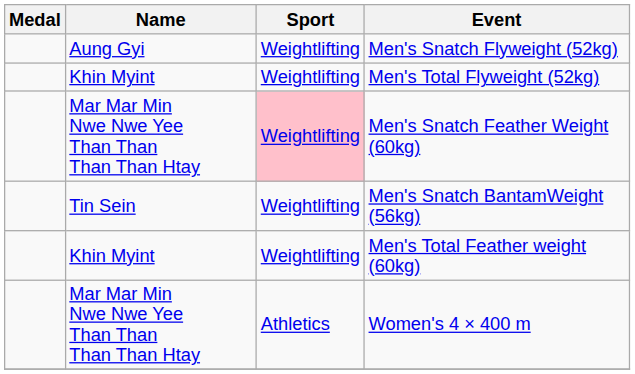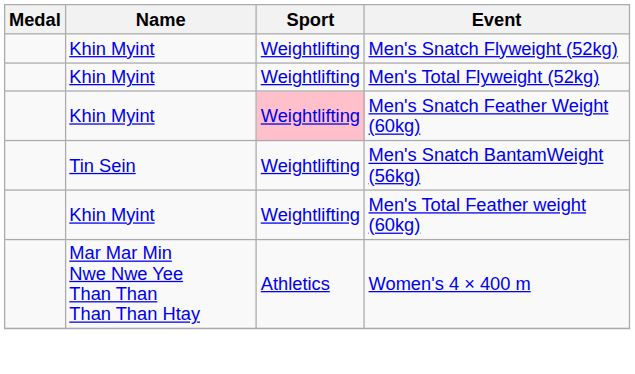(107, 48) Aung Gyi -> (112, 48) Khin Myint
(135, 137) Mar Mar Min Nwe Nwe Yee Than Than Than Than Htay -> (112, 116) Khin Myint
